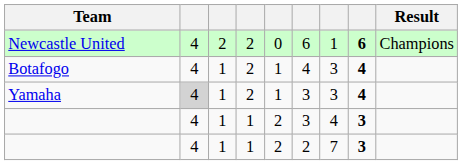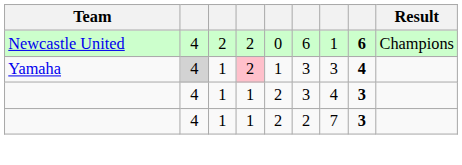- row: (39, 69)
(250, 95) no background -> (250, 69) pink background
